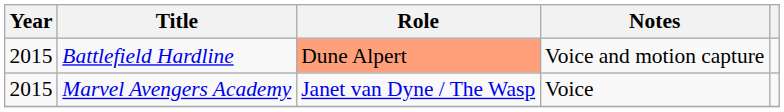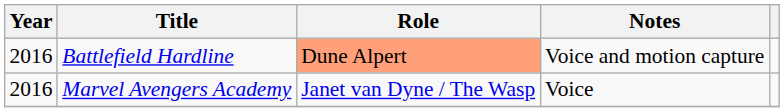(31, 55) 2015 -> (31, 55) 2016
(31, 89) 2015 -> (31, 89) 2016
